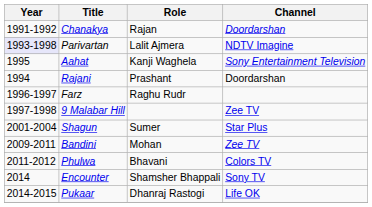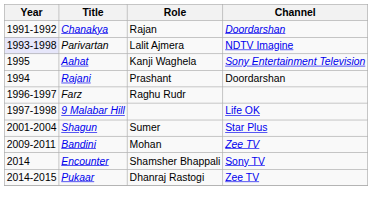(242, 111) Zee TV -> (243, 111) Life OK
- row: (78, 161)
(243, 194) Life OK -> (242, 177) Zee TV
